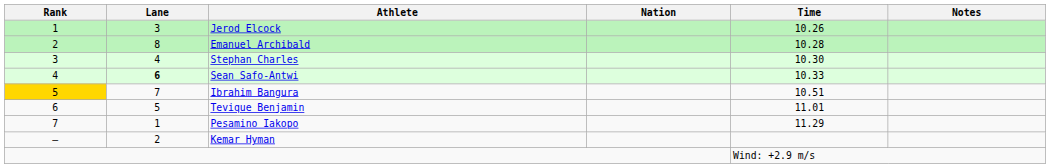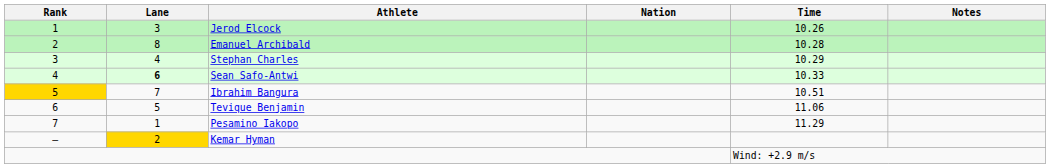(809, 60) 10.30 -> (809, 60) 10.29
(809, 108) 11.01 -> (809, 108) 11.06
(157, 139) no background -> (157, 139) gold background
